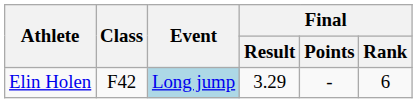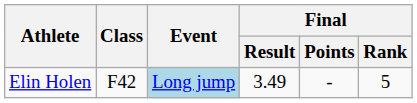(270, 82) 3.29 -> (270, 82) 3.49
(385, 82) 6 -> (385, 82) 5
